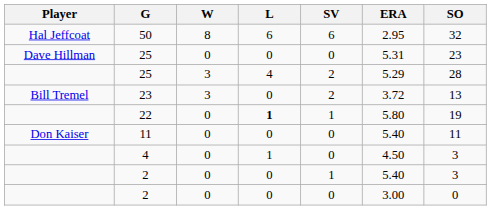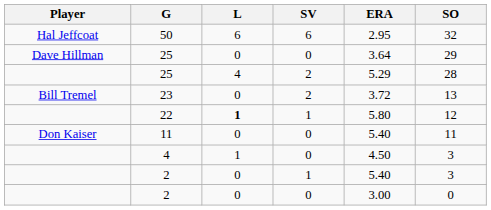- column: (207, 14)
(393, 54) 5.31 -> (380, 54) 3.64
(455, 54) 23 -> (451, 54) 29
(455, 114) 19 -> (451, 114) 12
